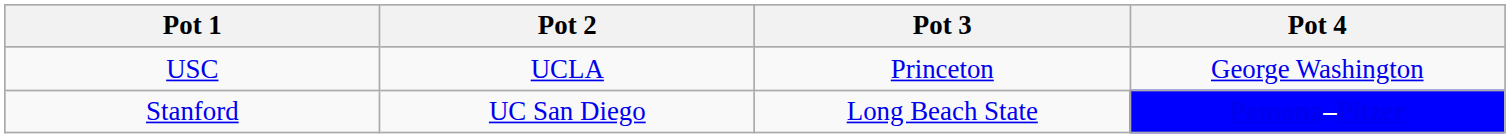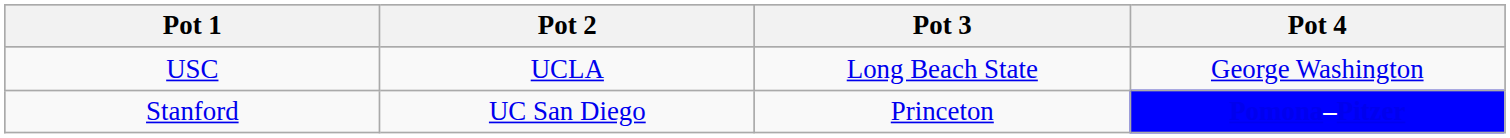(942, 68) Princeton -> (942, 68) Long Beach State
(942, 111) Long Beach State -> (942, 111) Princeton
